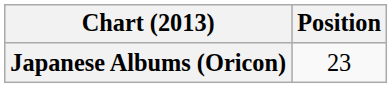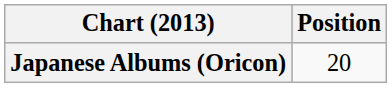(339, 62) 23 -> (339, 62) 20
